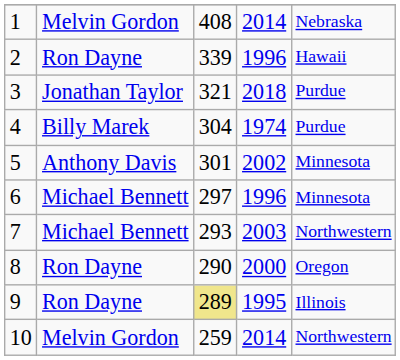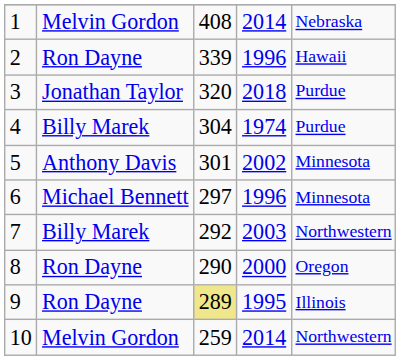(215, 92) 321 -> (215, 92) 320
(115, 232) Michael Bennett -> (96, 232) Billy Marek
(215, 232) 293 -> (215, 232) 292
